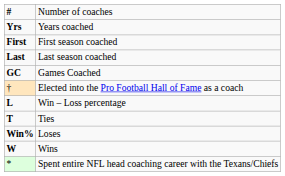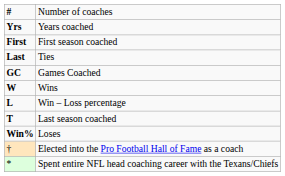(77, 57) Last season coached -> (46, 57) Ties
rows swapped: (11, 149) <-> (9, 88)
(46, 118) Ties -> (77, 118) Last season coached
